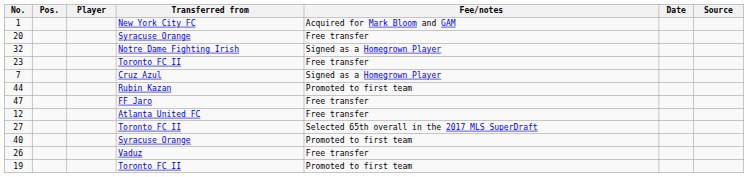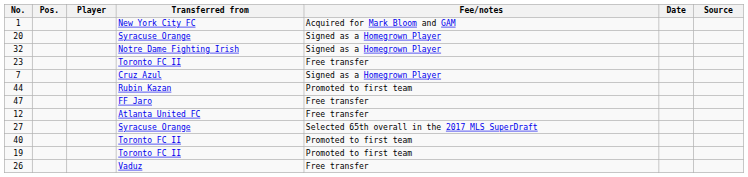(337, 37) Free transfer -> (373, 37) Signed as a Homegrown Player
(150, 128) Toronto FC II -> (154, 128) Syracuse Orange
(154, 141) Syracuse Orange -> (150, 141) Toronto FC II
rows swapped: (18, 167) <-> (18, 154)
